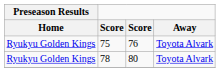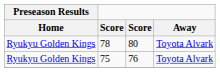rows swapped: (105, 59) <-> (105, 43)
